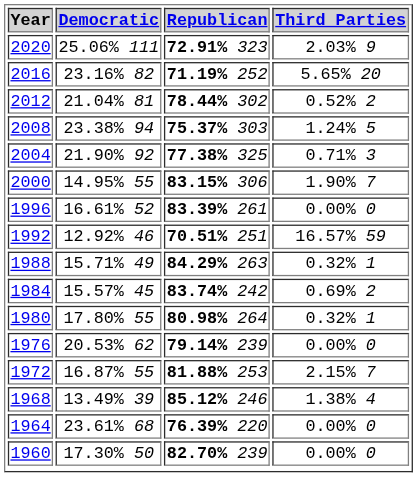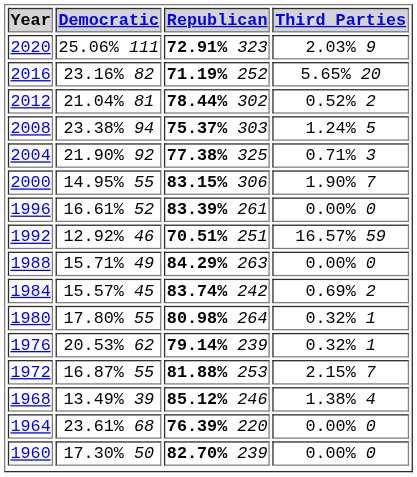(341, 264) 0.32% 1 -> (341, 264) 0.00% 0
(341, 345) 0.00% 0 -> (341, 345) 0.32% 1
